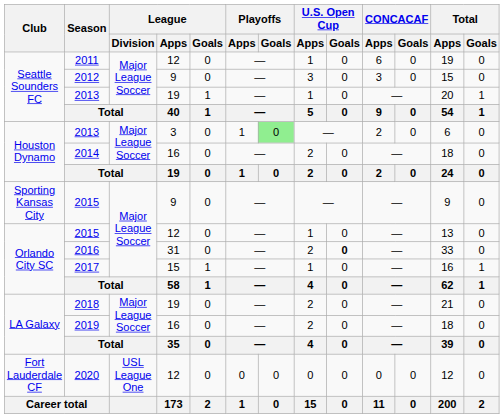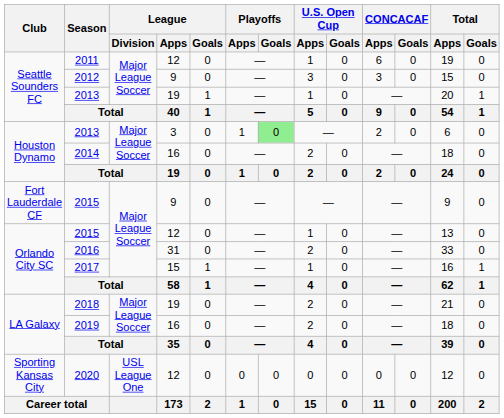(35, 203) Sporting Kansas City -> (35, 203) Fort Lauderdale CF
(345, 250) bold -> (345, 250) normal
(35, 375) Fort Lauderdale CF -> (35, 375) Sporting Kansas City
